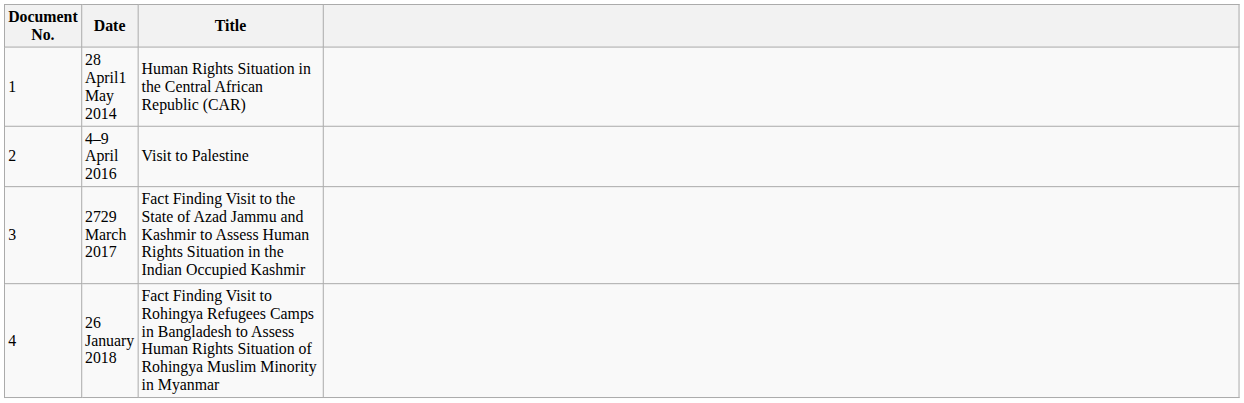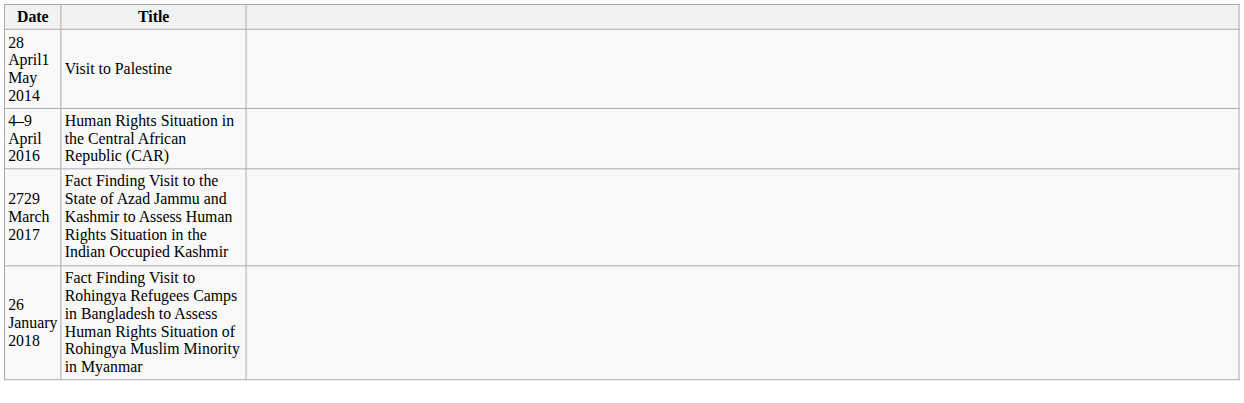- column: (43, 25)
(226, 86) Human Rights Situation in the Central African Republic (CAR) -> (118, 68) Visit to Palestine
(195, 156) Visit to Palestine -> (149, 138) Human Rights Situation in the Central African Republic (CAR)
